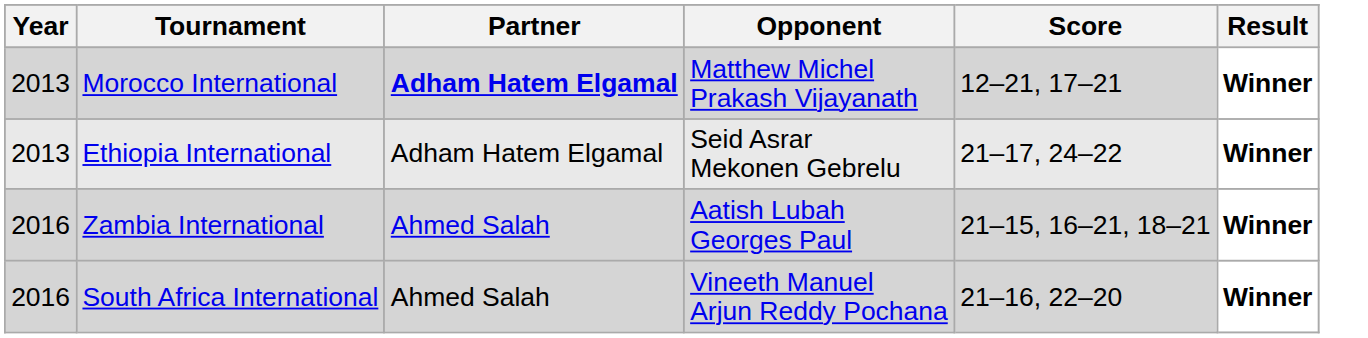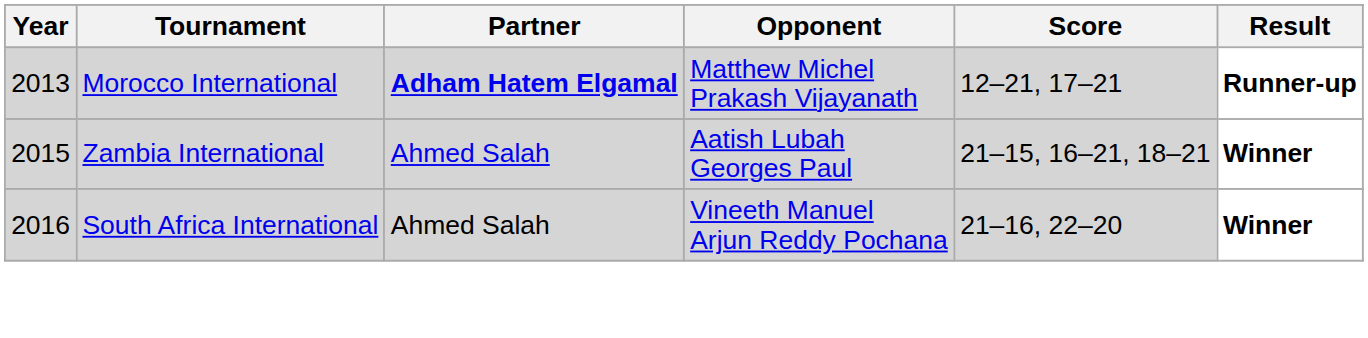(1268, 83) Winner -> (1290, 83) Runner-up
- row: (207, 154)
(41, 225) 2016 -> (41, 154) 2015
